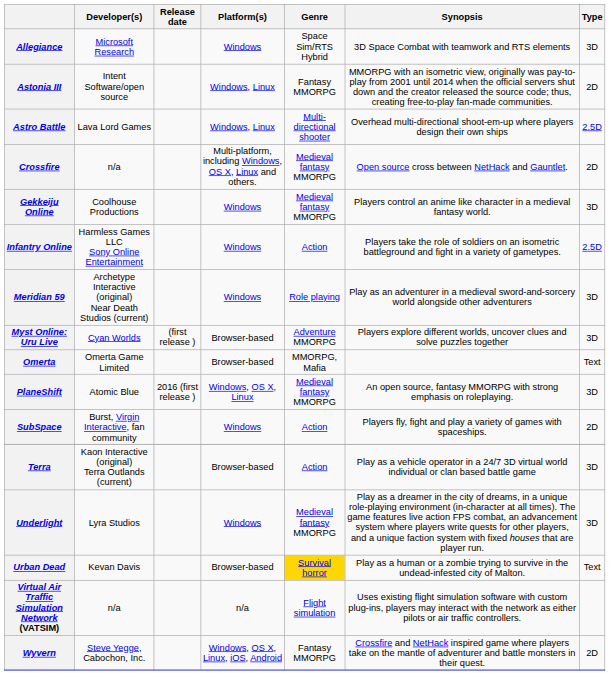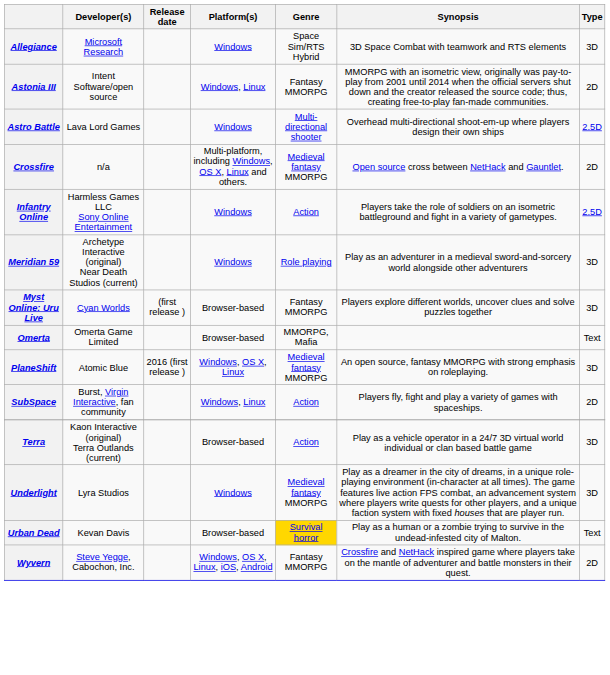(242, 126) Windows, Linux -> (233, 126) Windows
- row: (39, 207)
(315, 337) Adventure MMORPG -> (306, 307) Fantasy MMORPG
(242, 427) Windows -> (233, 402) Windows, Linux
- row: (39, 607)
